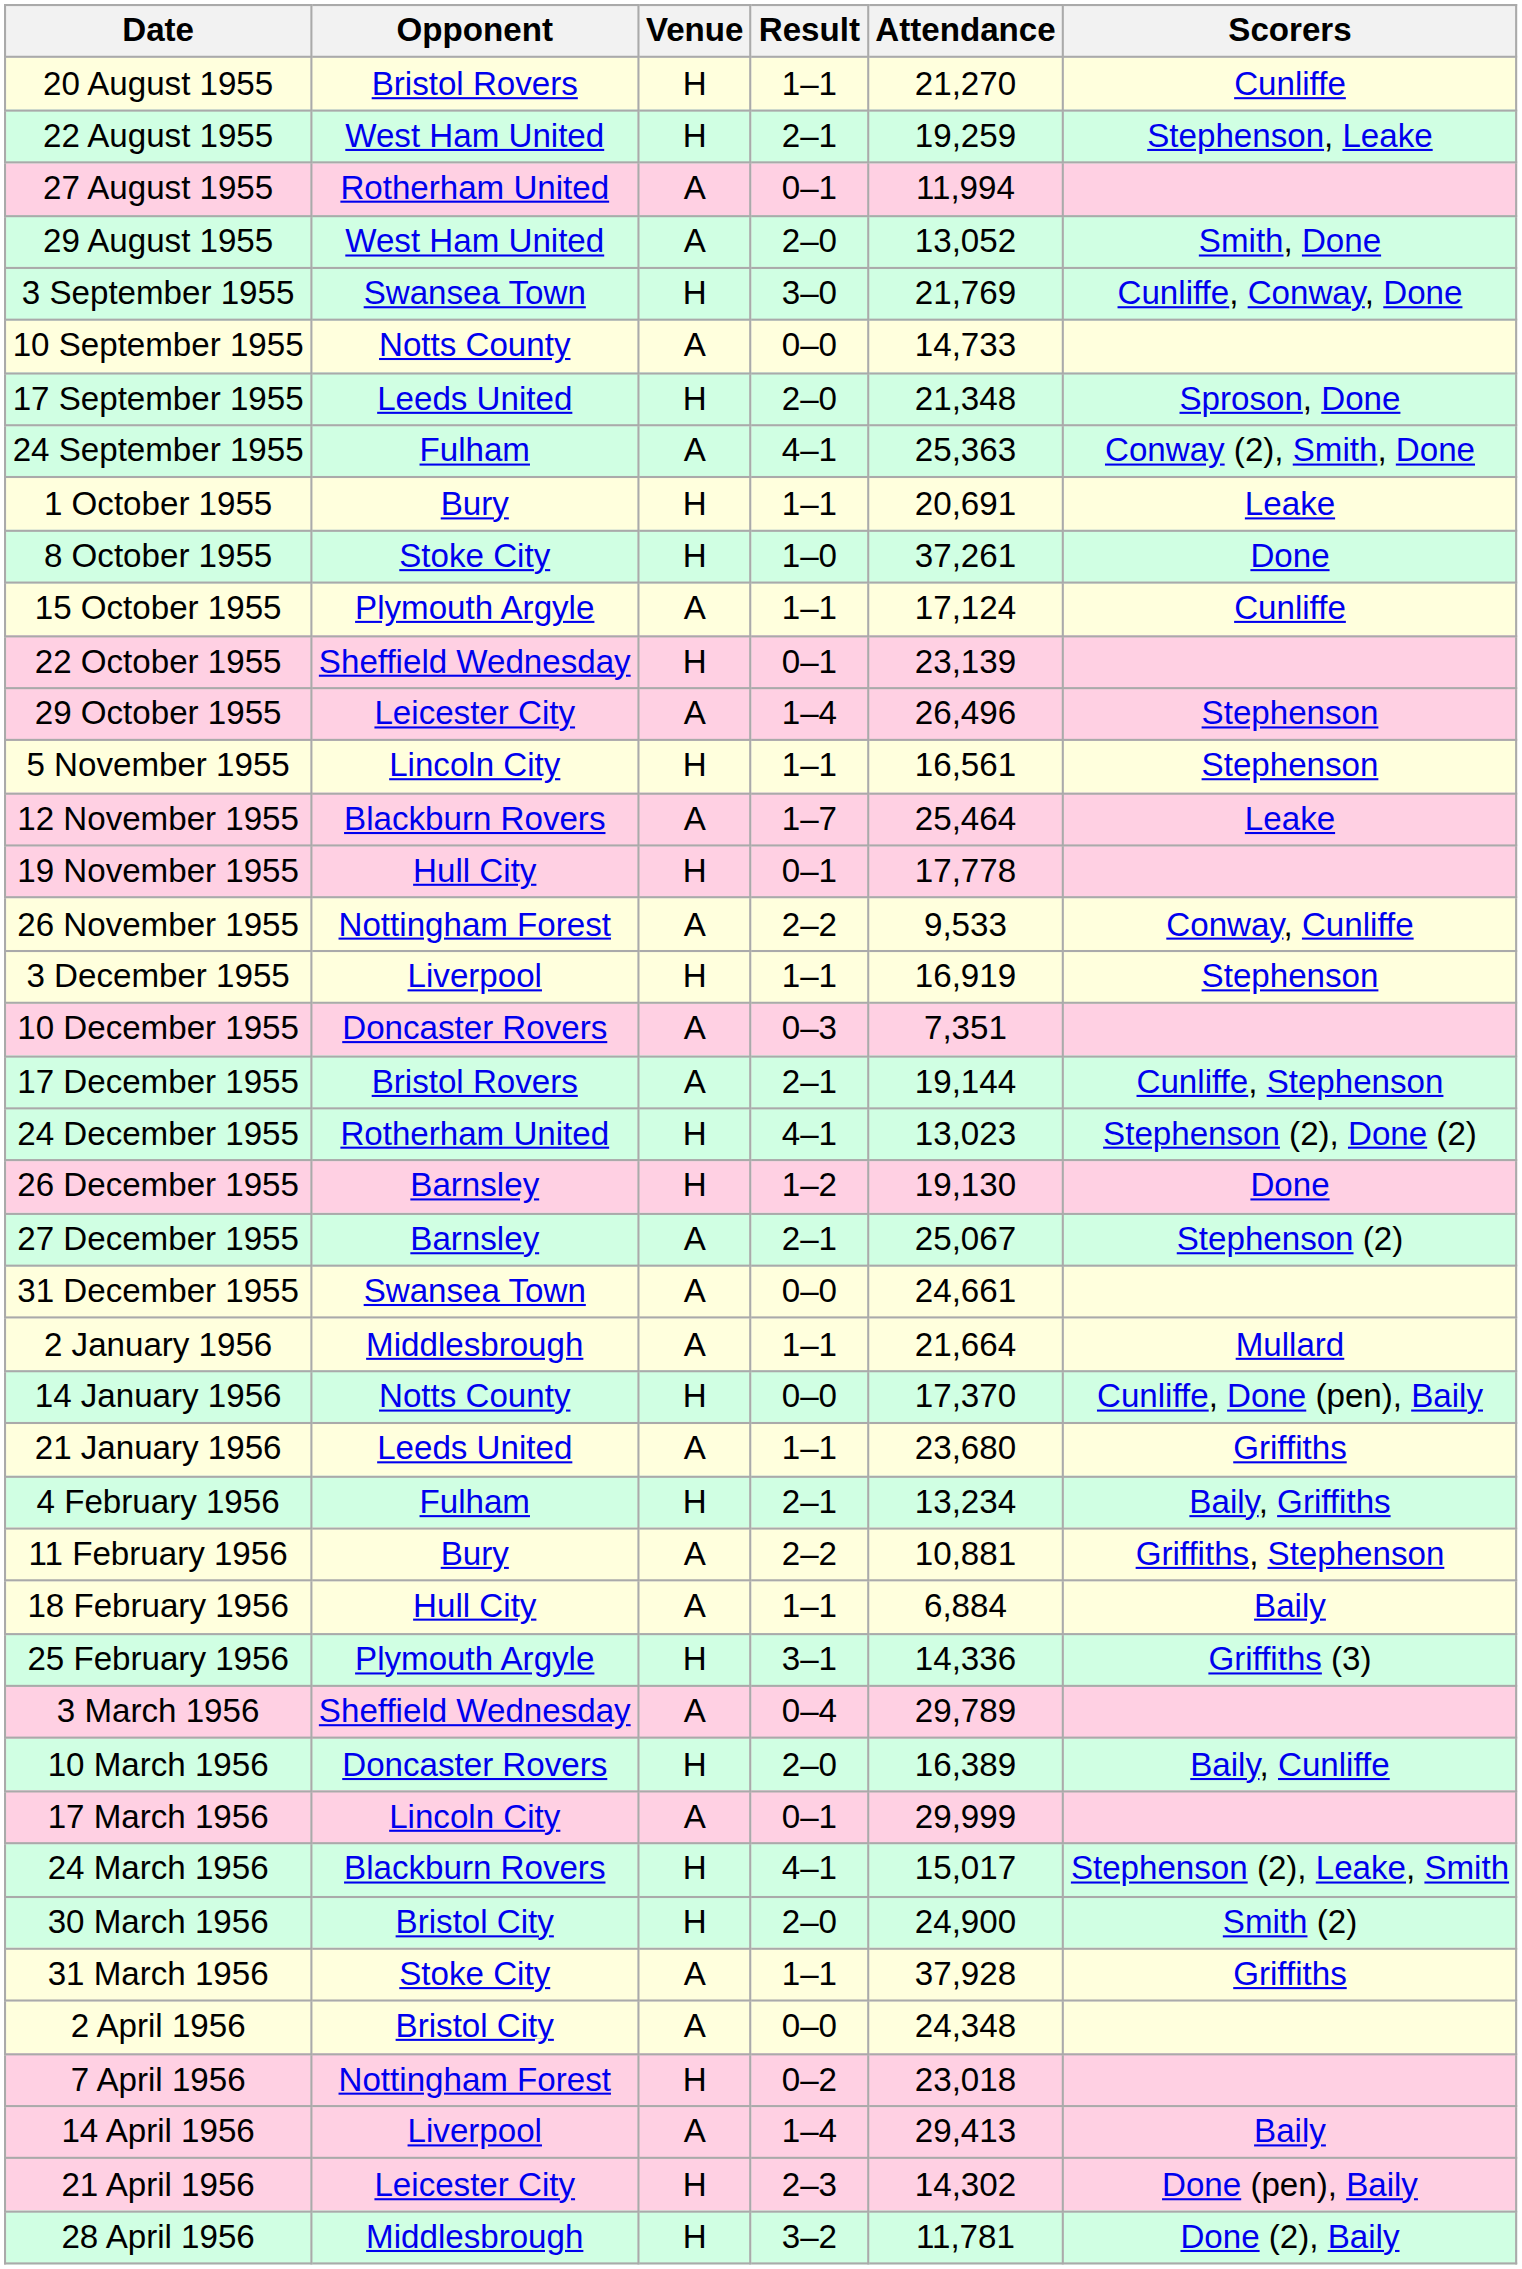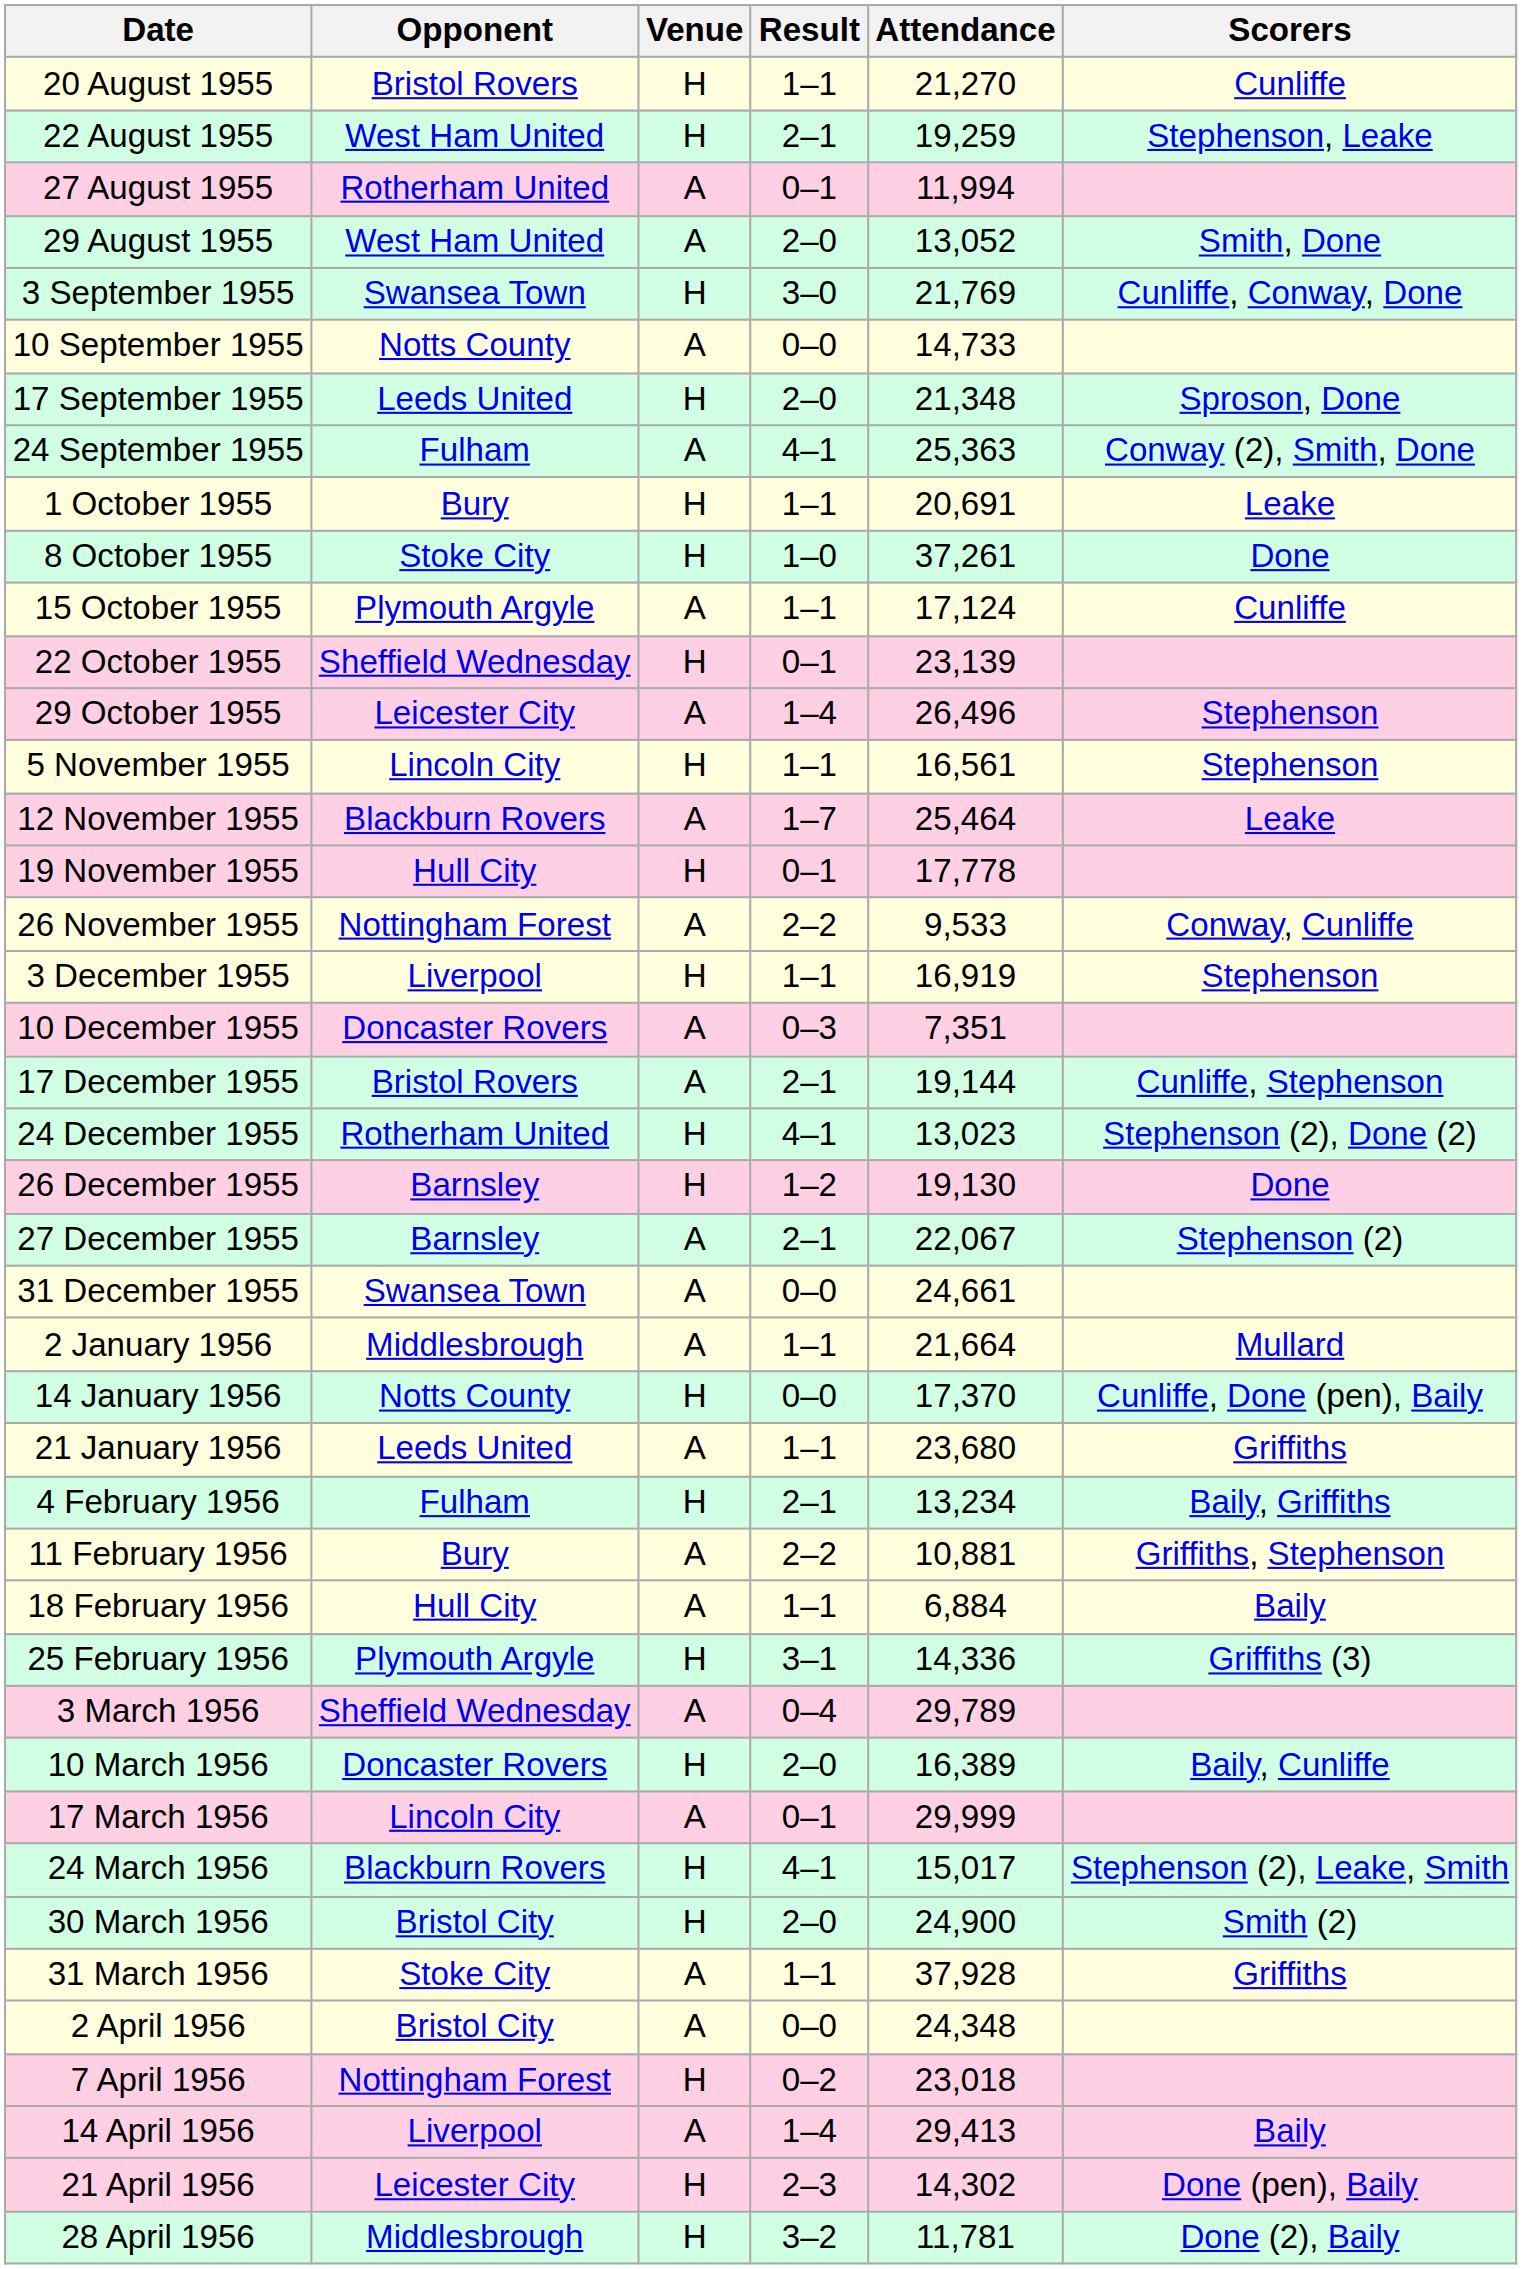(965, 1238) 25,067 -> (965, 1238) 22,067
